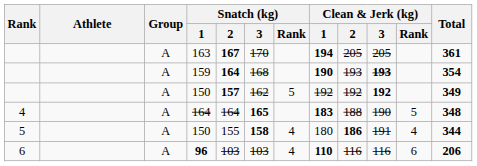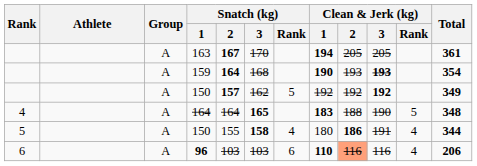(291, 151) 4 -> (291, 151) 6
(353, 151) no background -> (353, 151) lightsalmon background
(414, 151) 6 -> (414, 151) 4
